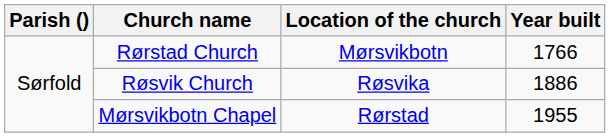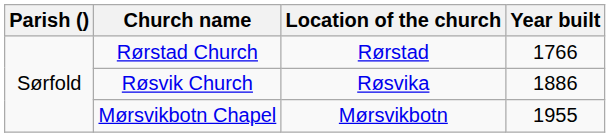(393, 52) Mørsvikbotn -> (393, 52) Rørstad
(393, 115) Rørstad -> (393, 115) Mørsvikbotn
